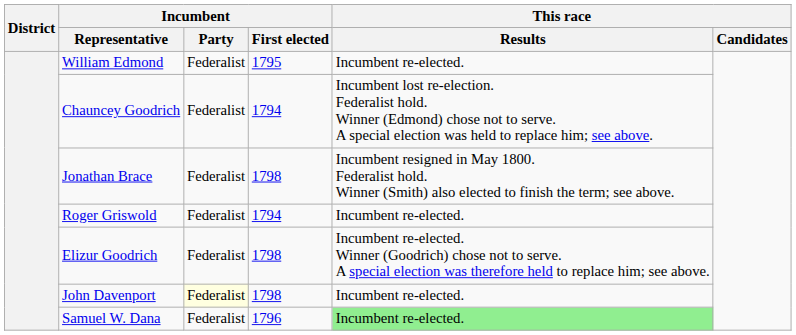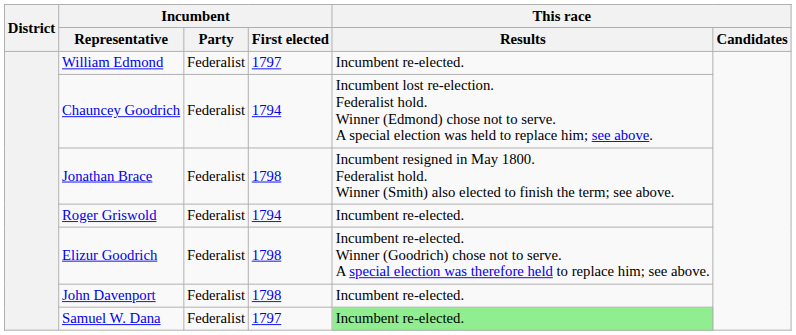(267, 62) 1795 -> (267, 62) 1797
(216, 295) lightyellow background -> (216, 295) no background
(267, 318) 1796 -> (267, 318) 1797
